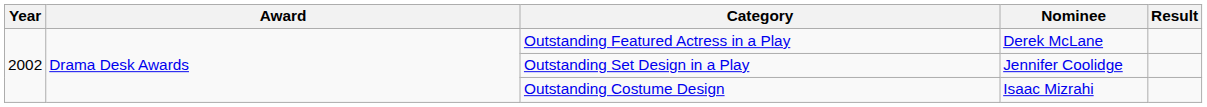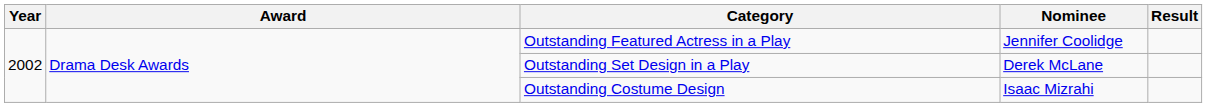(1053, 41) Derek McLane -> (1063, 41) Jennifer Coolidge
(1063, 65) Jennifer Coolidge -> (1053, 65) Derek McLane
